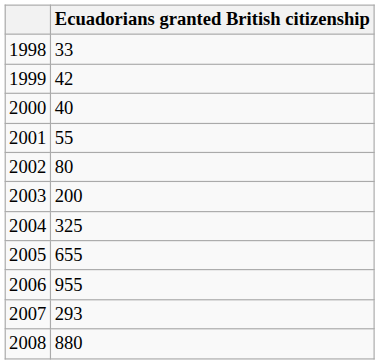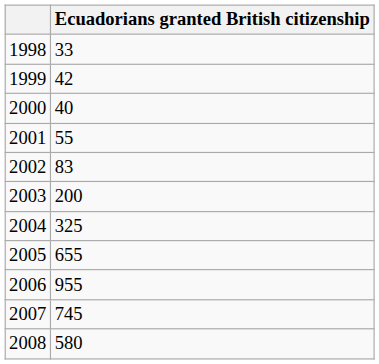(64, 166) 80 -> (64, 166) 83
(69, 314) 293 -> (69, 314) 745
(69, 343) 880 -> (69, 343) 580
